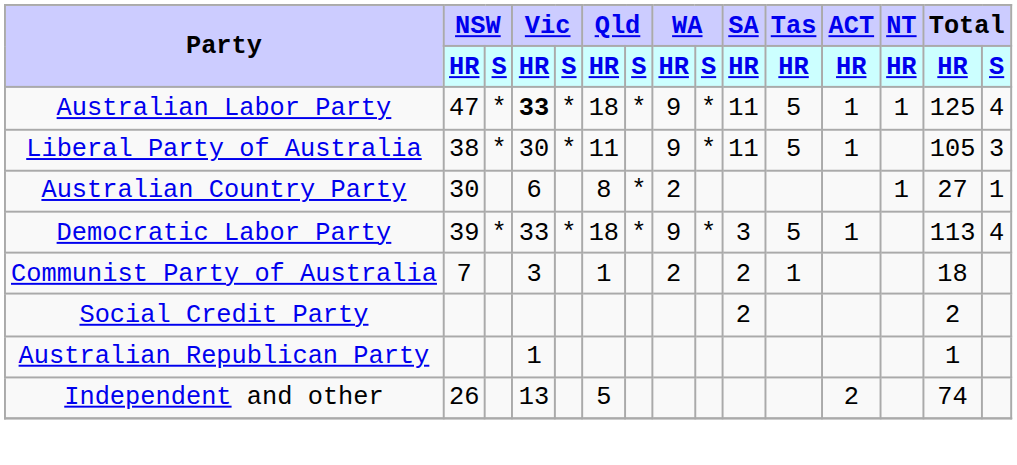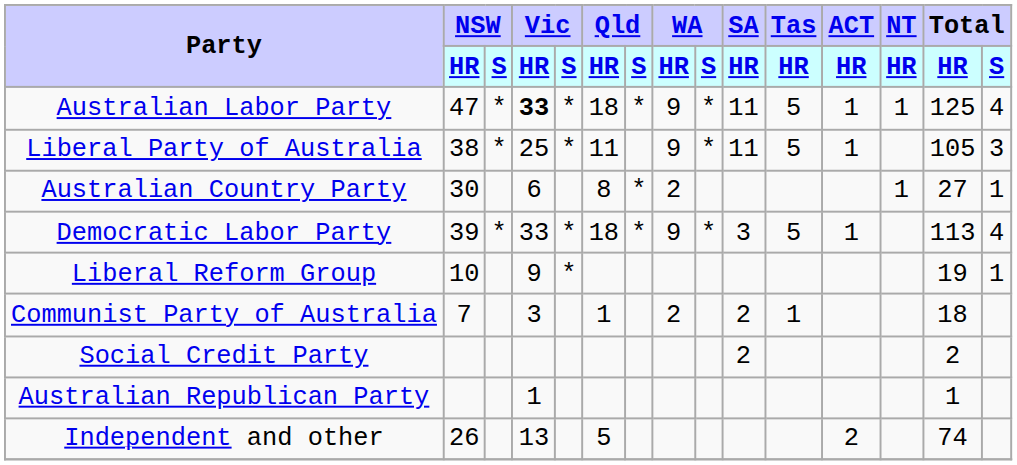(534, 150) 30 -> (534, 150) 25
+ row: (224, 274)
